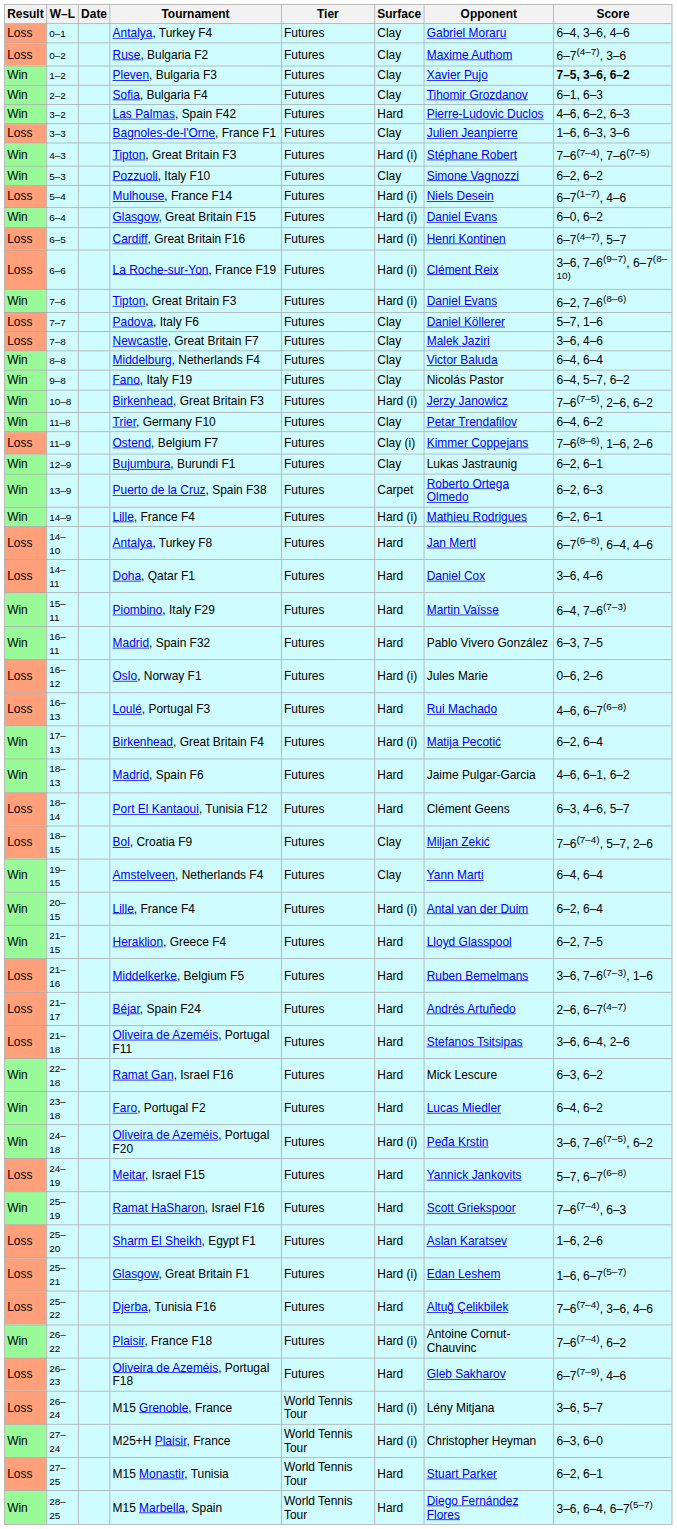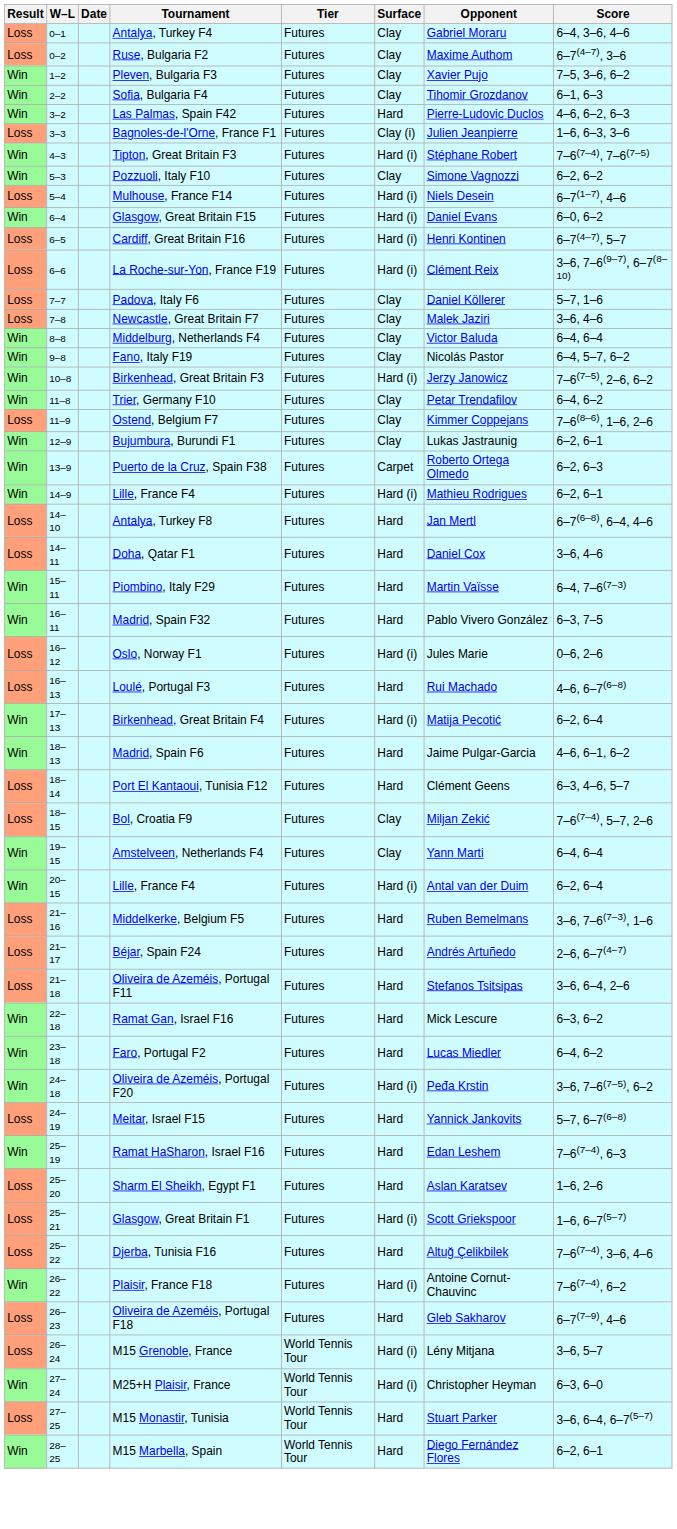(593, 75) bold -> (593, 75) normal
(389, 133) Clay -> (396, 133) Clay (i)
- row: (58, 301)
(396, 442) Clay (i) -> (389, 420) Clay
- row: (58, 942)
(471, 1207) Scott Griekspoor -> (464, 1151) Edan Leshem
(464, 1274) Edan Leshem -> (471, 1218) Scott Griekspoor
(580, 1473) 6–2, 6–1 -> (605, 1417) 3–6, 6–4, 6–7(5–7)
(605, 1507) 3–6, 6–4, 6–7(5–7) -> (580, 1451) 6–2, 6–1
